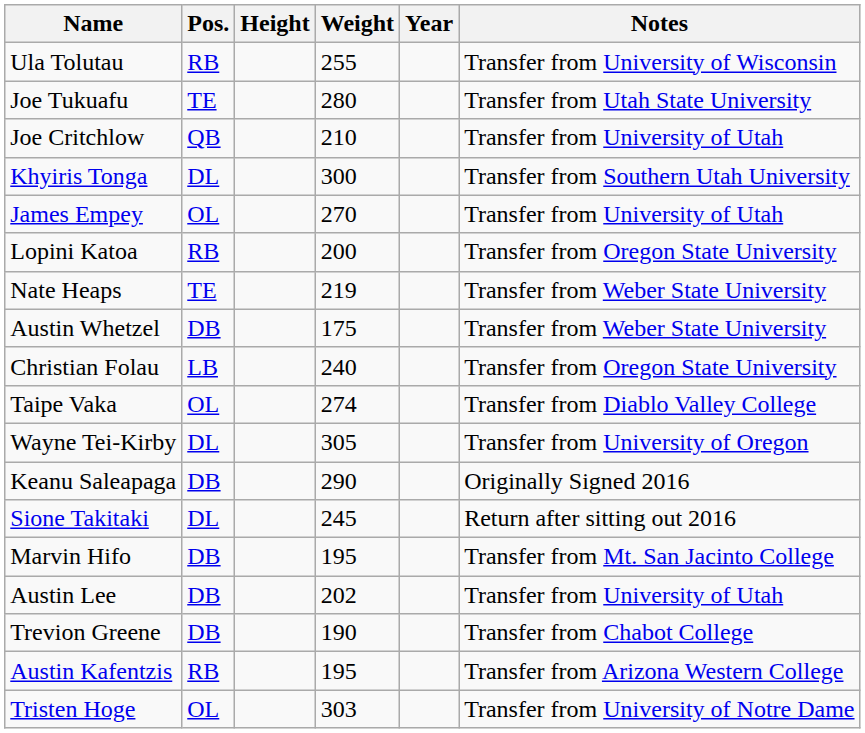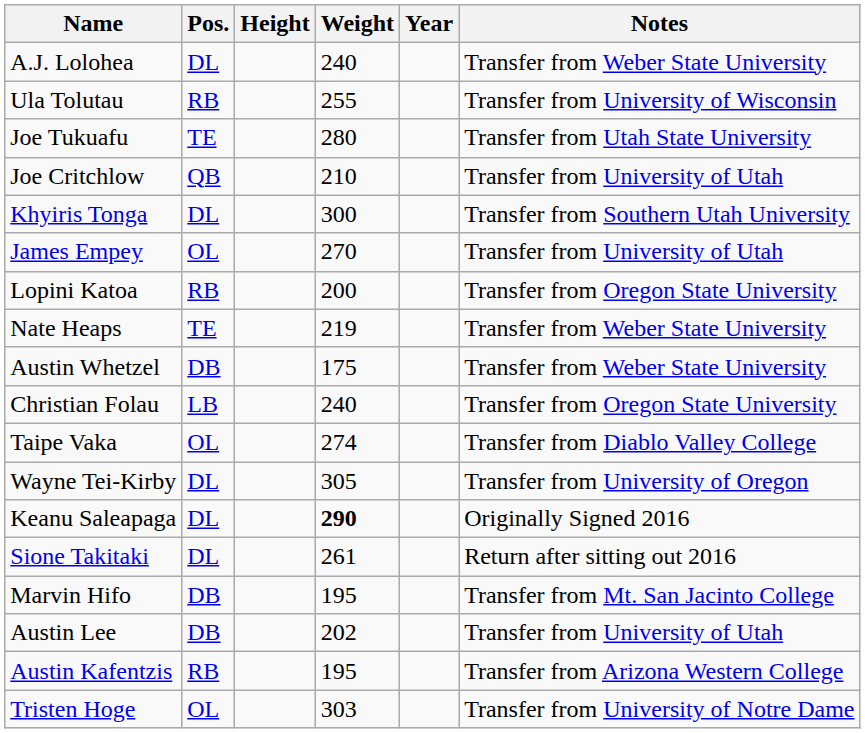+ row: (72, 61)
(204, 480) DB -> (203, 518) DL
(339, 480) normal -> (339, 518) bold
(339, 518) 245 -> (339, 556) 261
- row: (85, 632)
